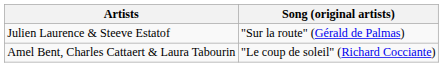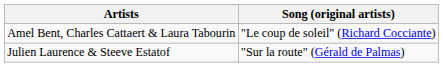rows swapped: (121, 52) <-> (89, 33)
